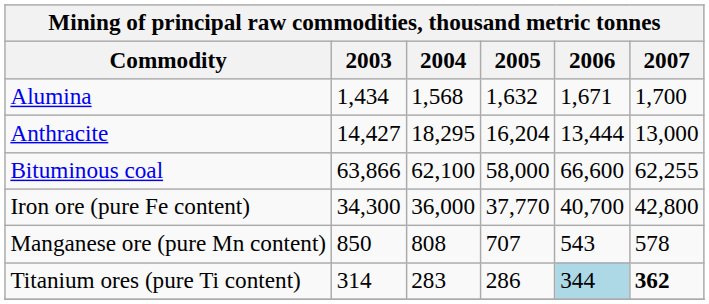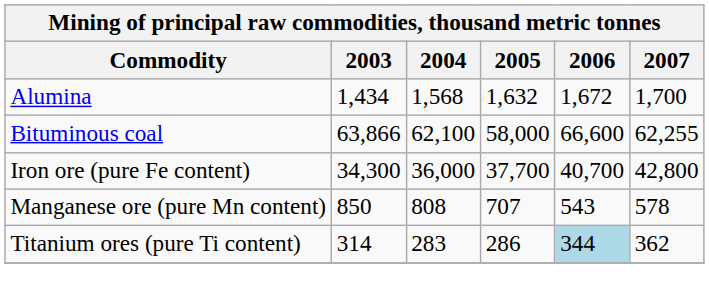(586, 96) 1,671 -> (586, 96) 1,672
- row: (59, 133)
(518, 207) 37,770 -> (518, 170) 37,700
(652, 280) bold -> (652, 243) normal
